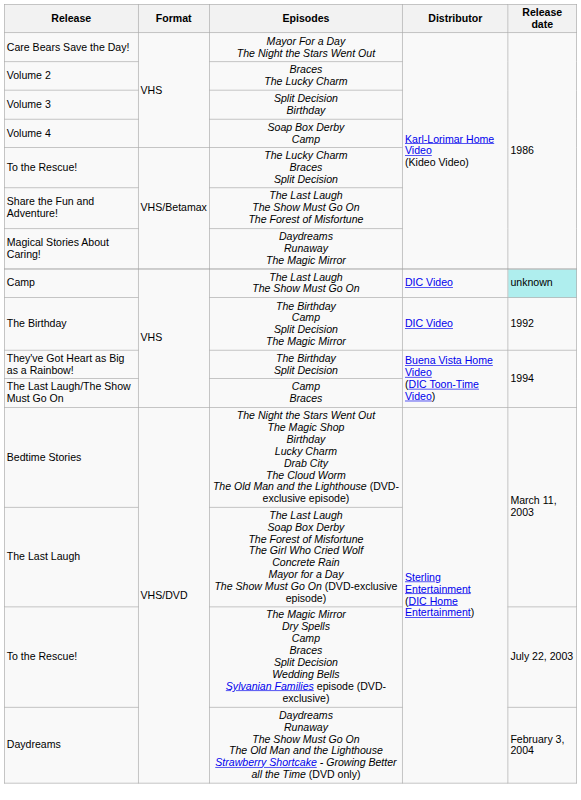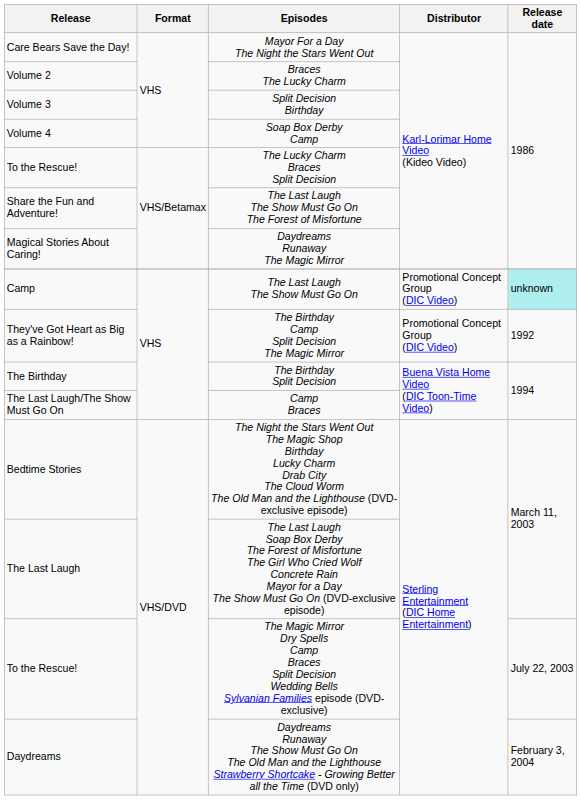(429, 283) DIC Video -> (452, 289) Promotional Concept Group (DIC Video)
(37, 323) The Birthday -> (66, 335) They've Got Heart as Big as a Rainbow!
(429, 323) DIC Video -> (452, 335) Promotional Concept Group (DIC Video)
(66, 364) They've Got Heart as Big as a Rainbow! -> (37, 376) The Birthday
